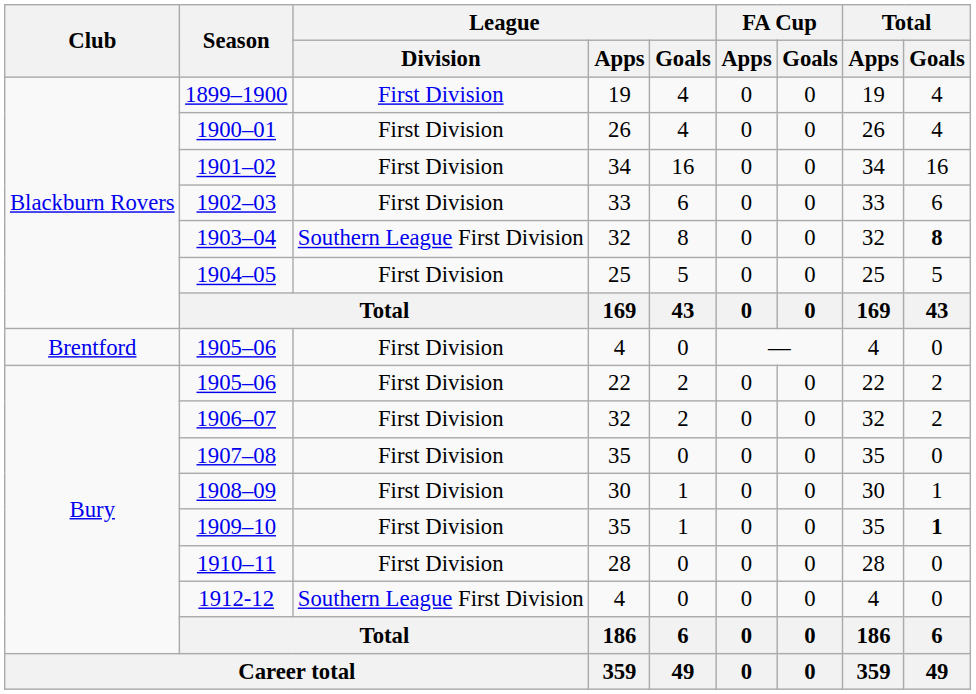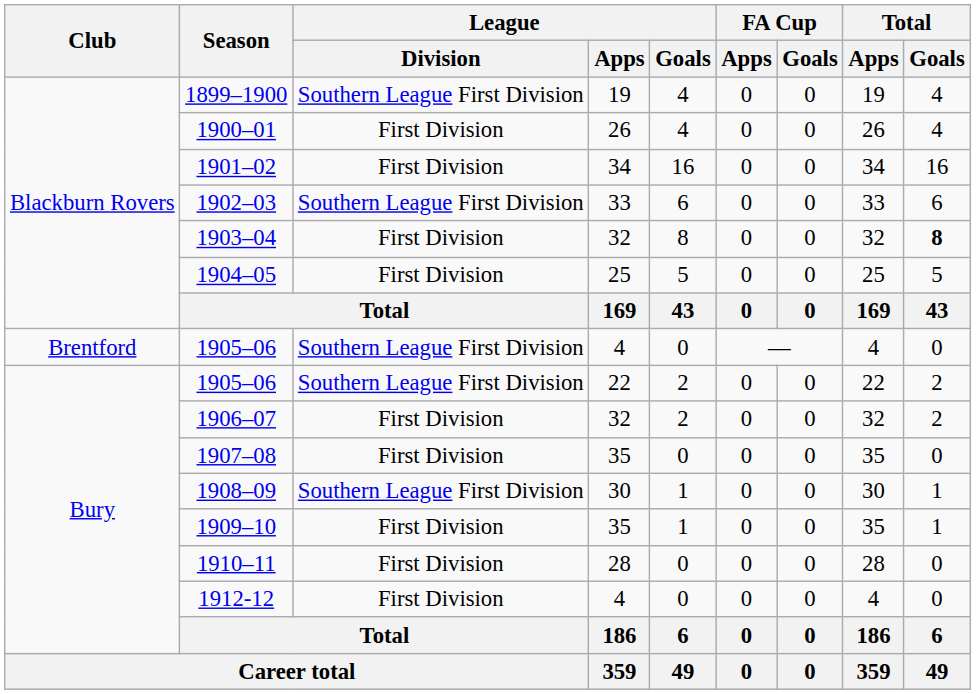(441, 94) First Division -> (441, 94) Southern League First Division
(441, 202) First Division -> (441, 202) Southern League First Division
(441, 238) Southern League First Division -> (441, 238) First Division
(441, 346) First Division -> (441, 346) Southern League First Division
(441, 382) First Division -> (441, 382) Southern League First Division
(441, 490) First Division -> (441, 490) Southern League First Division
(937, 526) bold -> (937, 526) normal
(441, 599) Southern League First Division -> (441, 599) First Division
